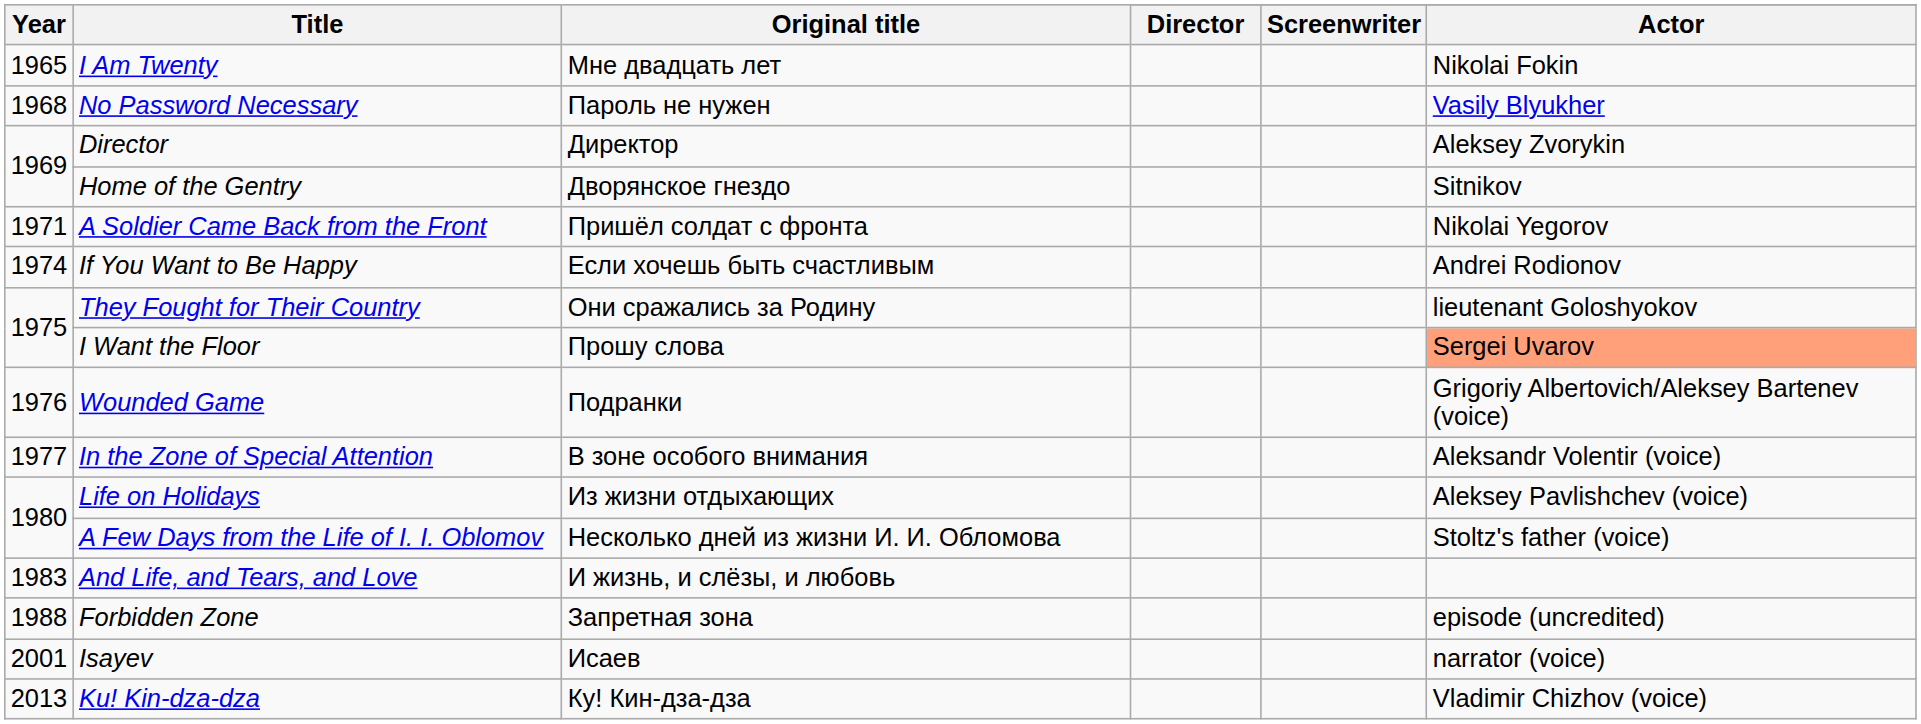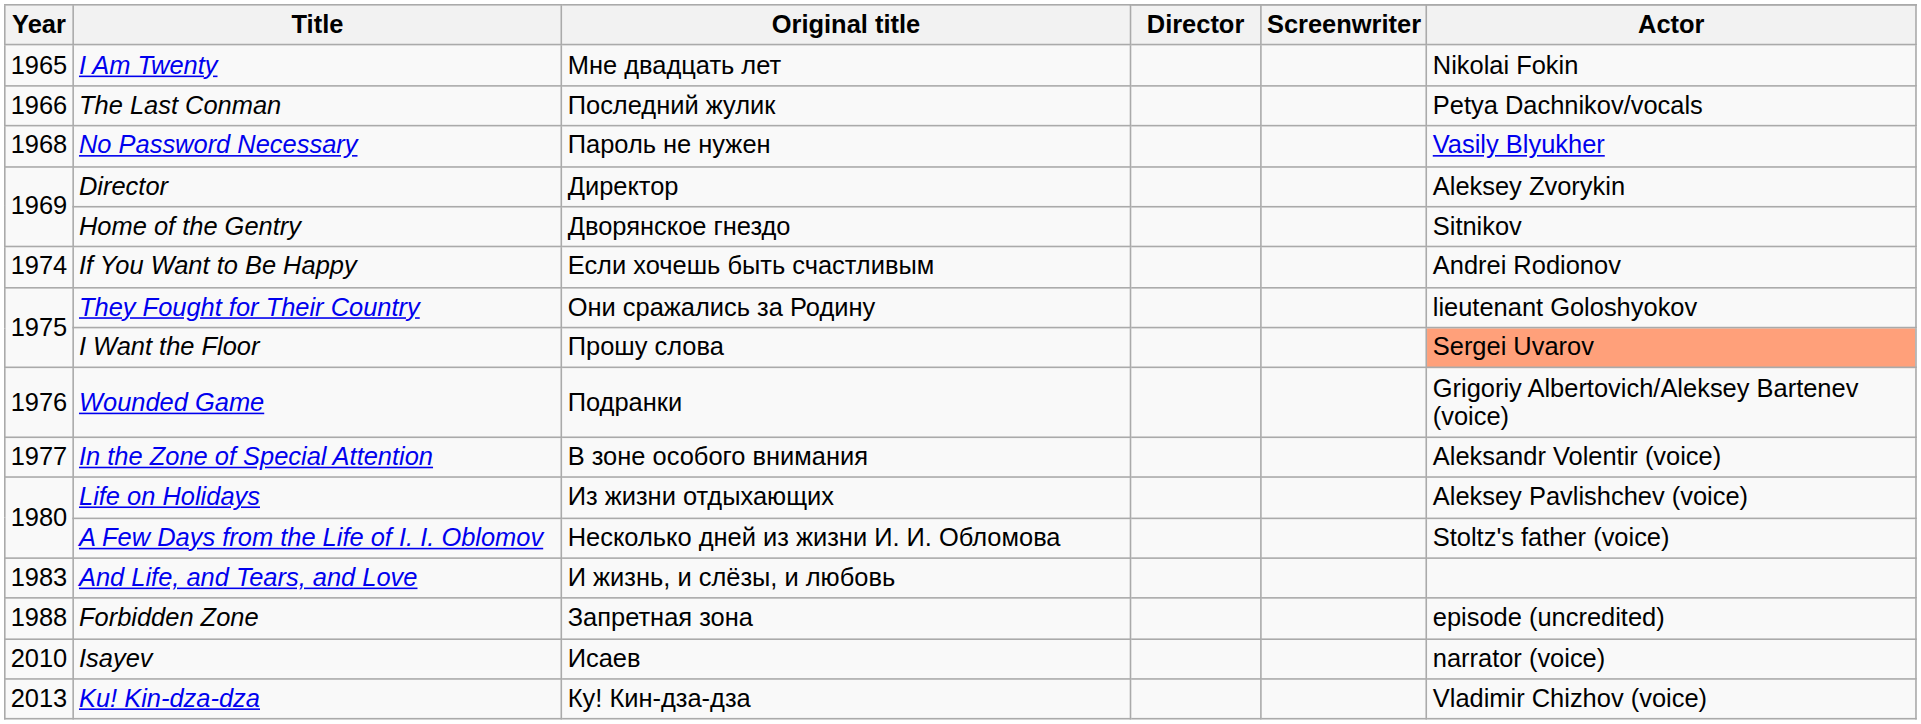+ row: (180, 105)
- row: (283, 226)
(39, 658) 2001 -> (39, 658) 2010
